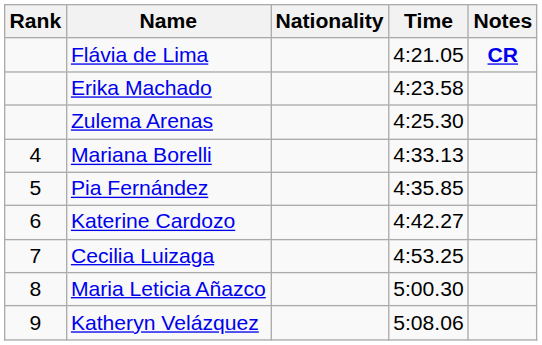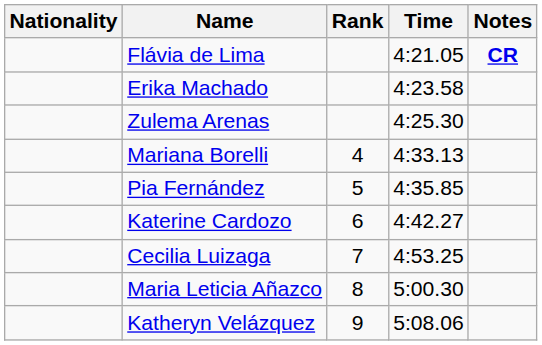columns swapped: (35, 21) <-> (330, 21)
